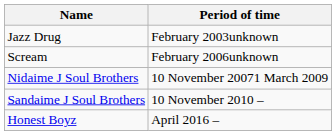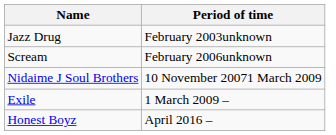+ row: (21, 99)
- row: (76, 99)
